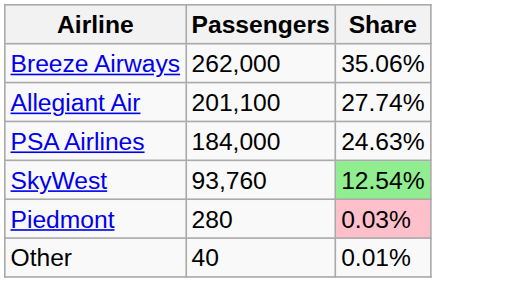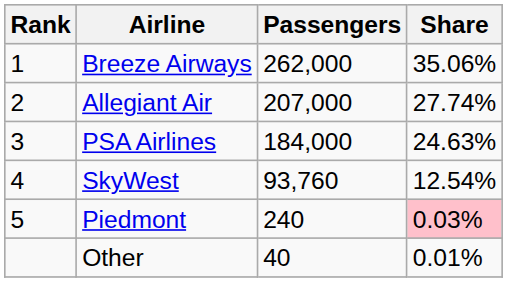+ column: (41, 24)
(236, 102) 201,100 -> (308, 102) 207,000
(383, 180) lightgreen background -> (454, 180) no background
(212, 219) 280 -> (284, 219) 240
